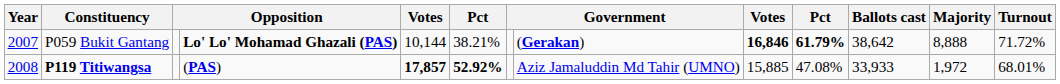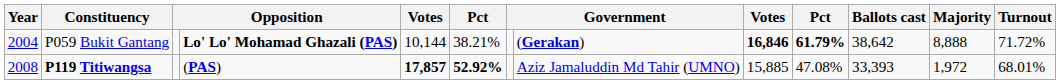(23, 42) 2007 -> (23, 42) 2004
(873, 67) 33,933 -> (873, 67) 33,393
